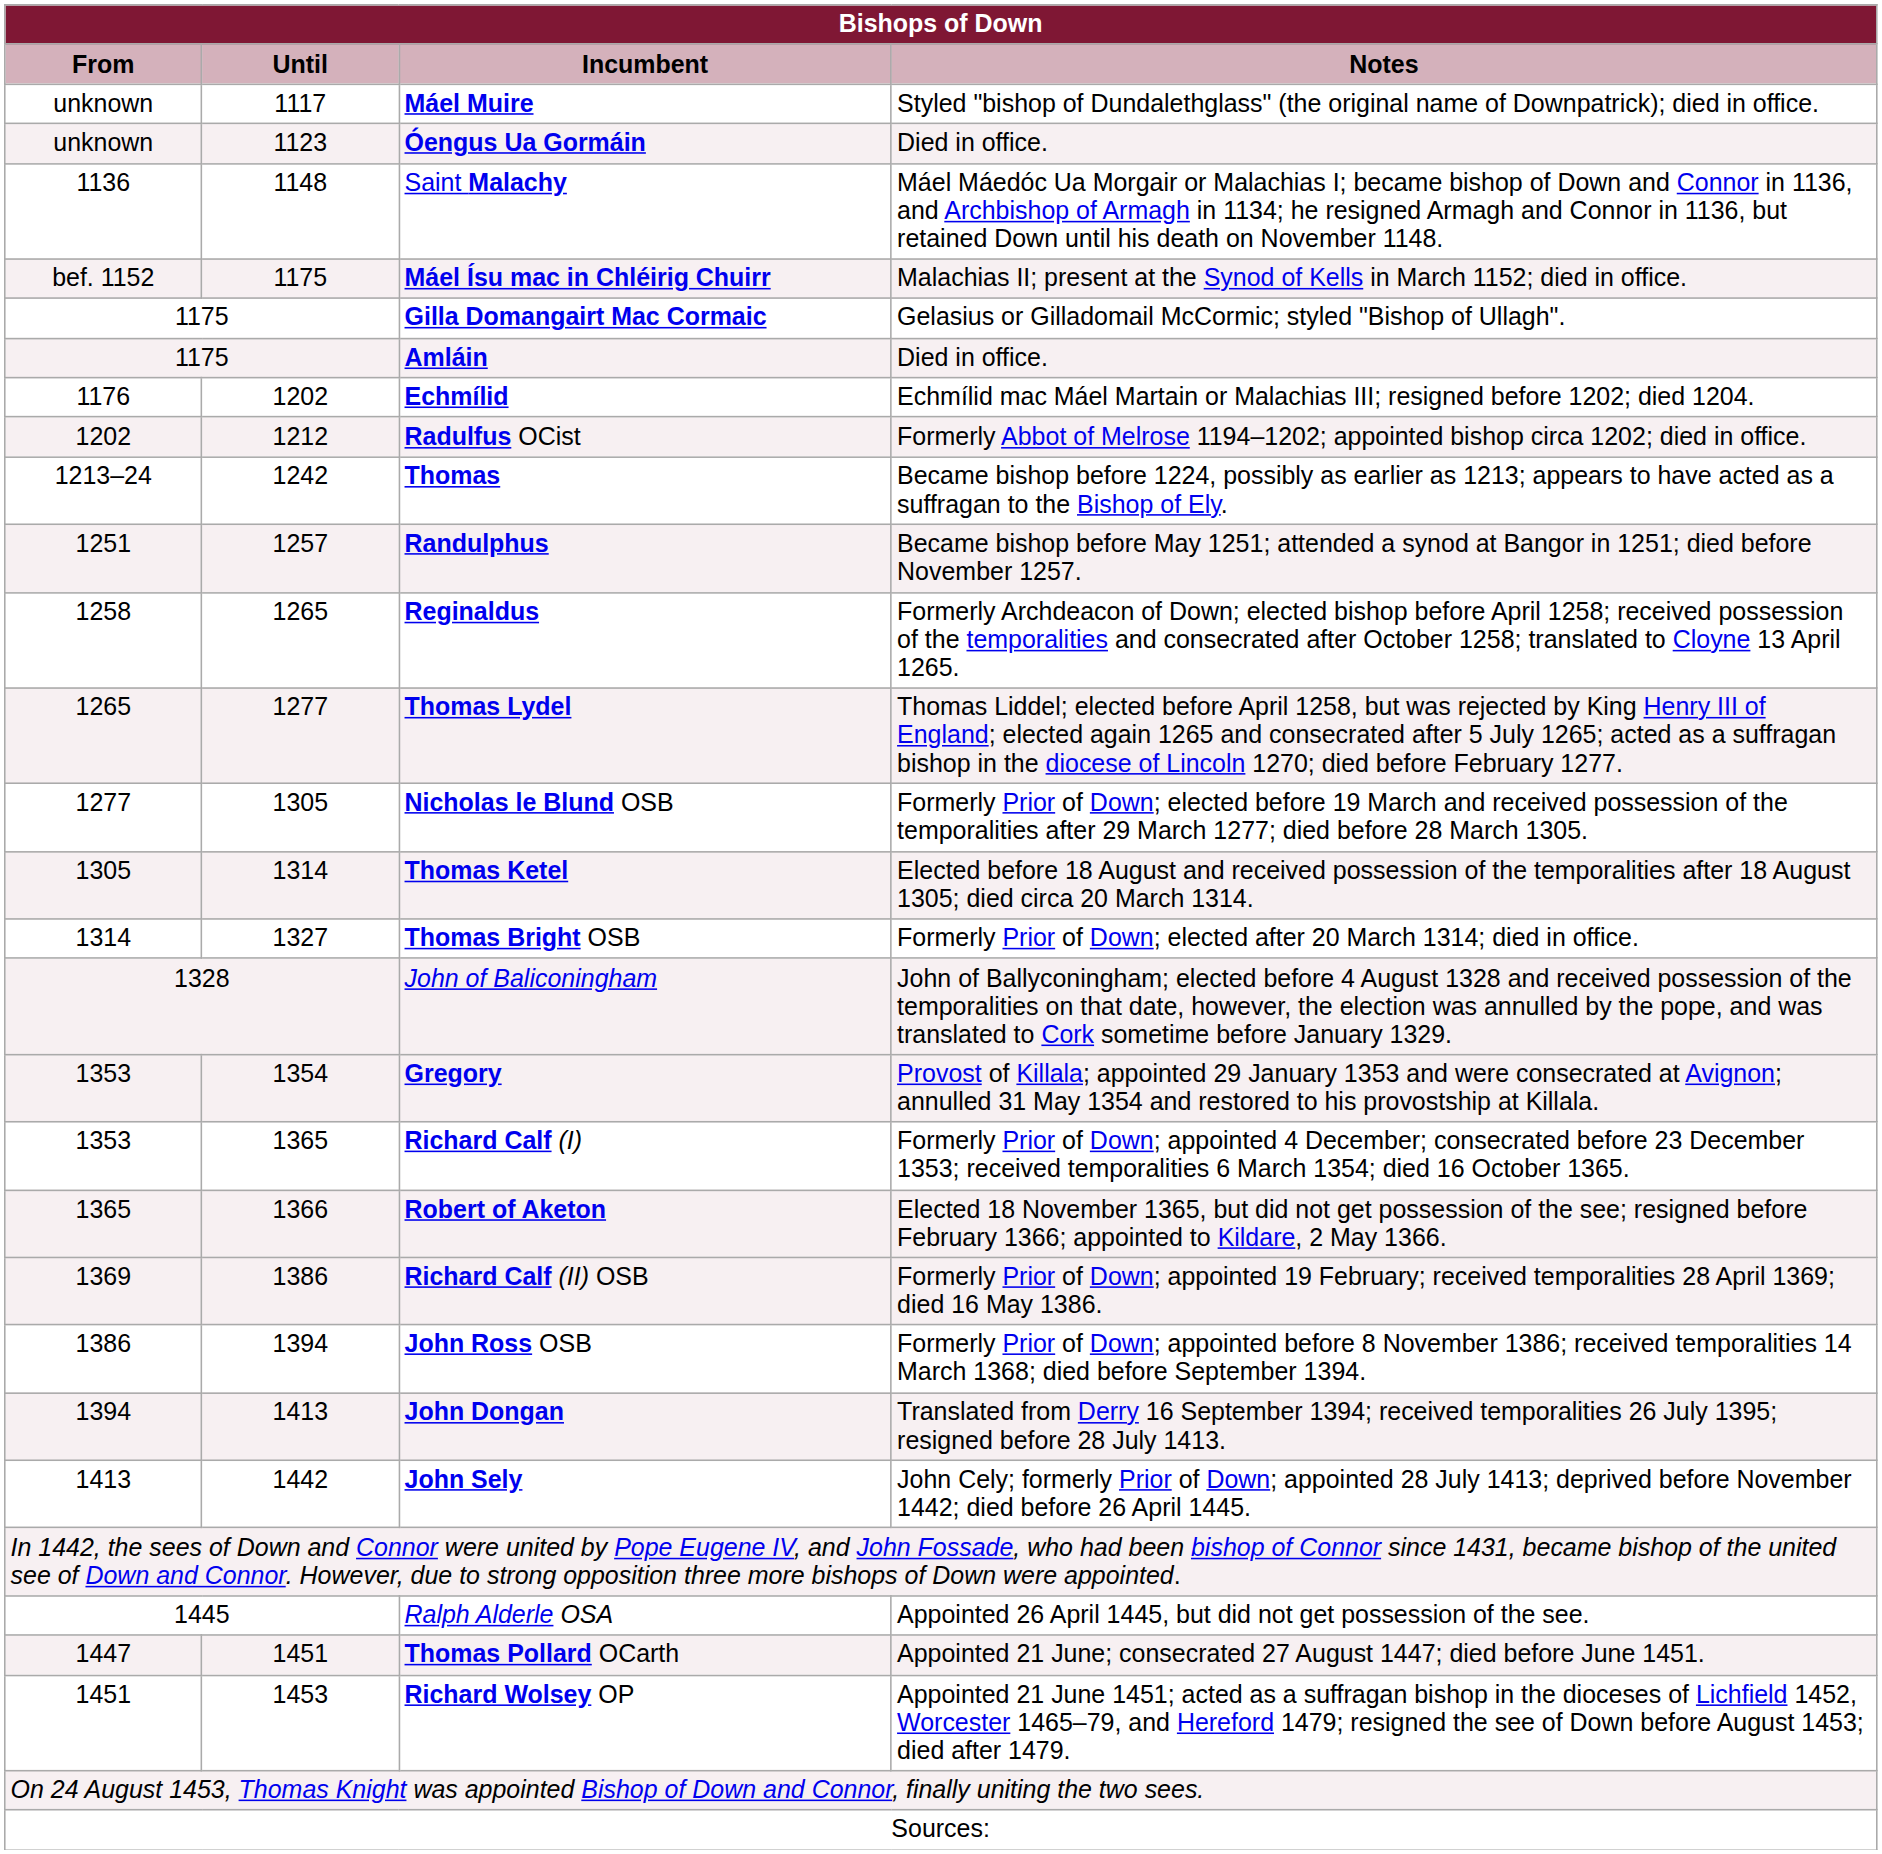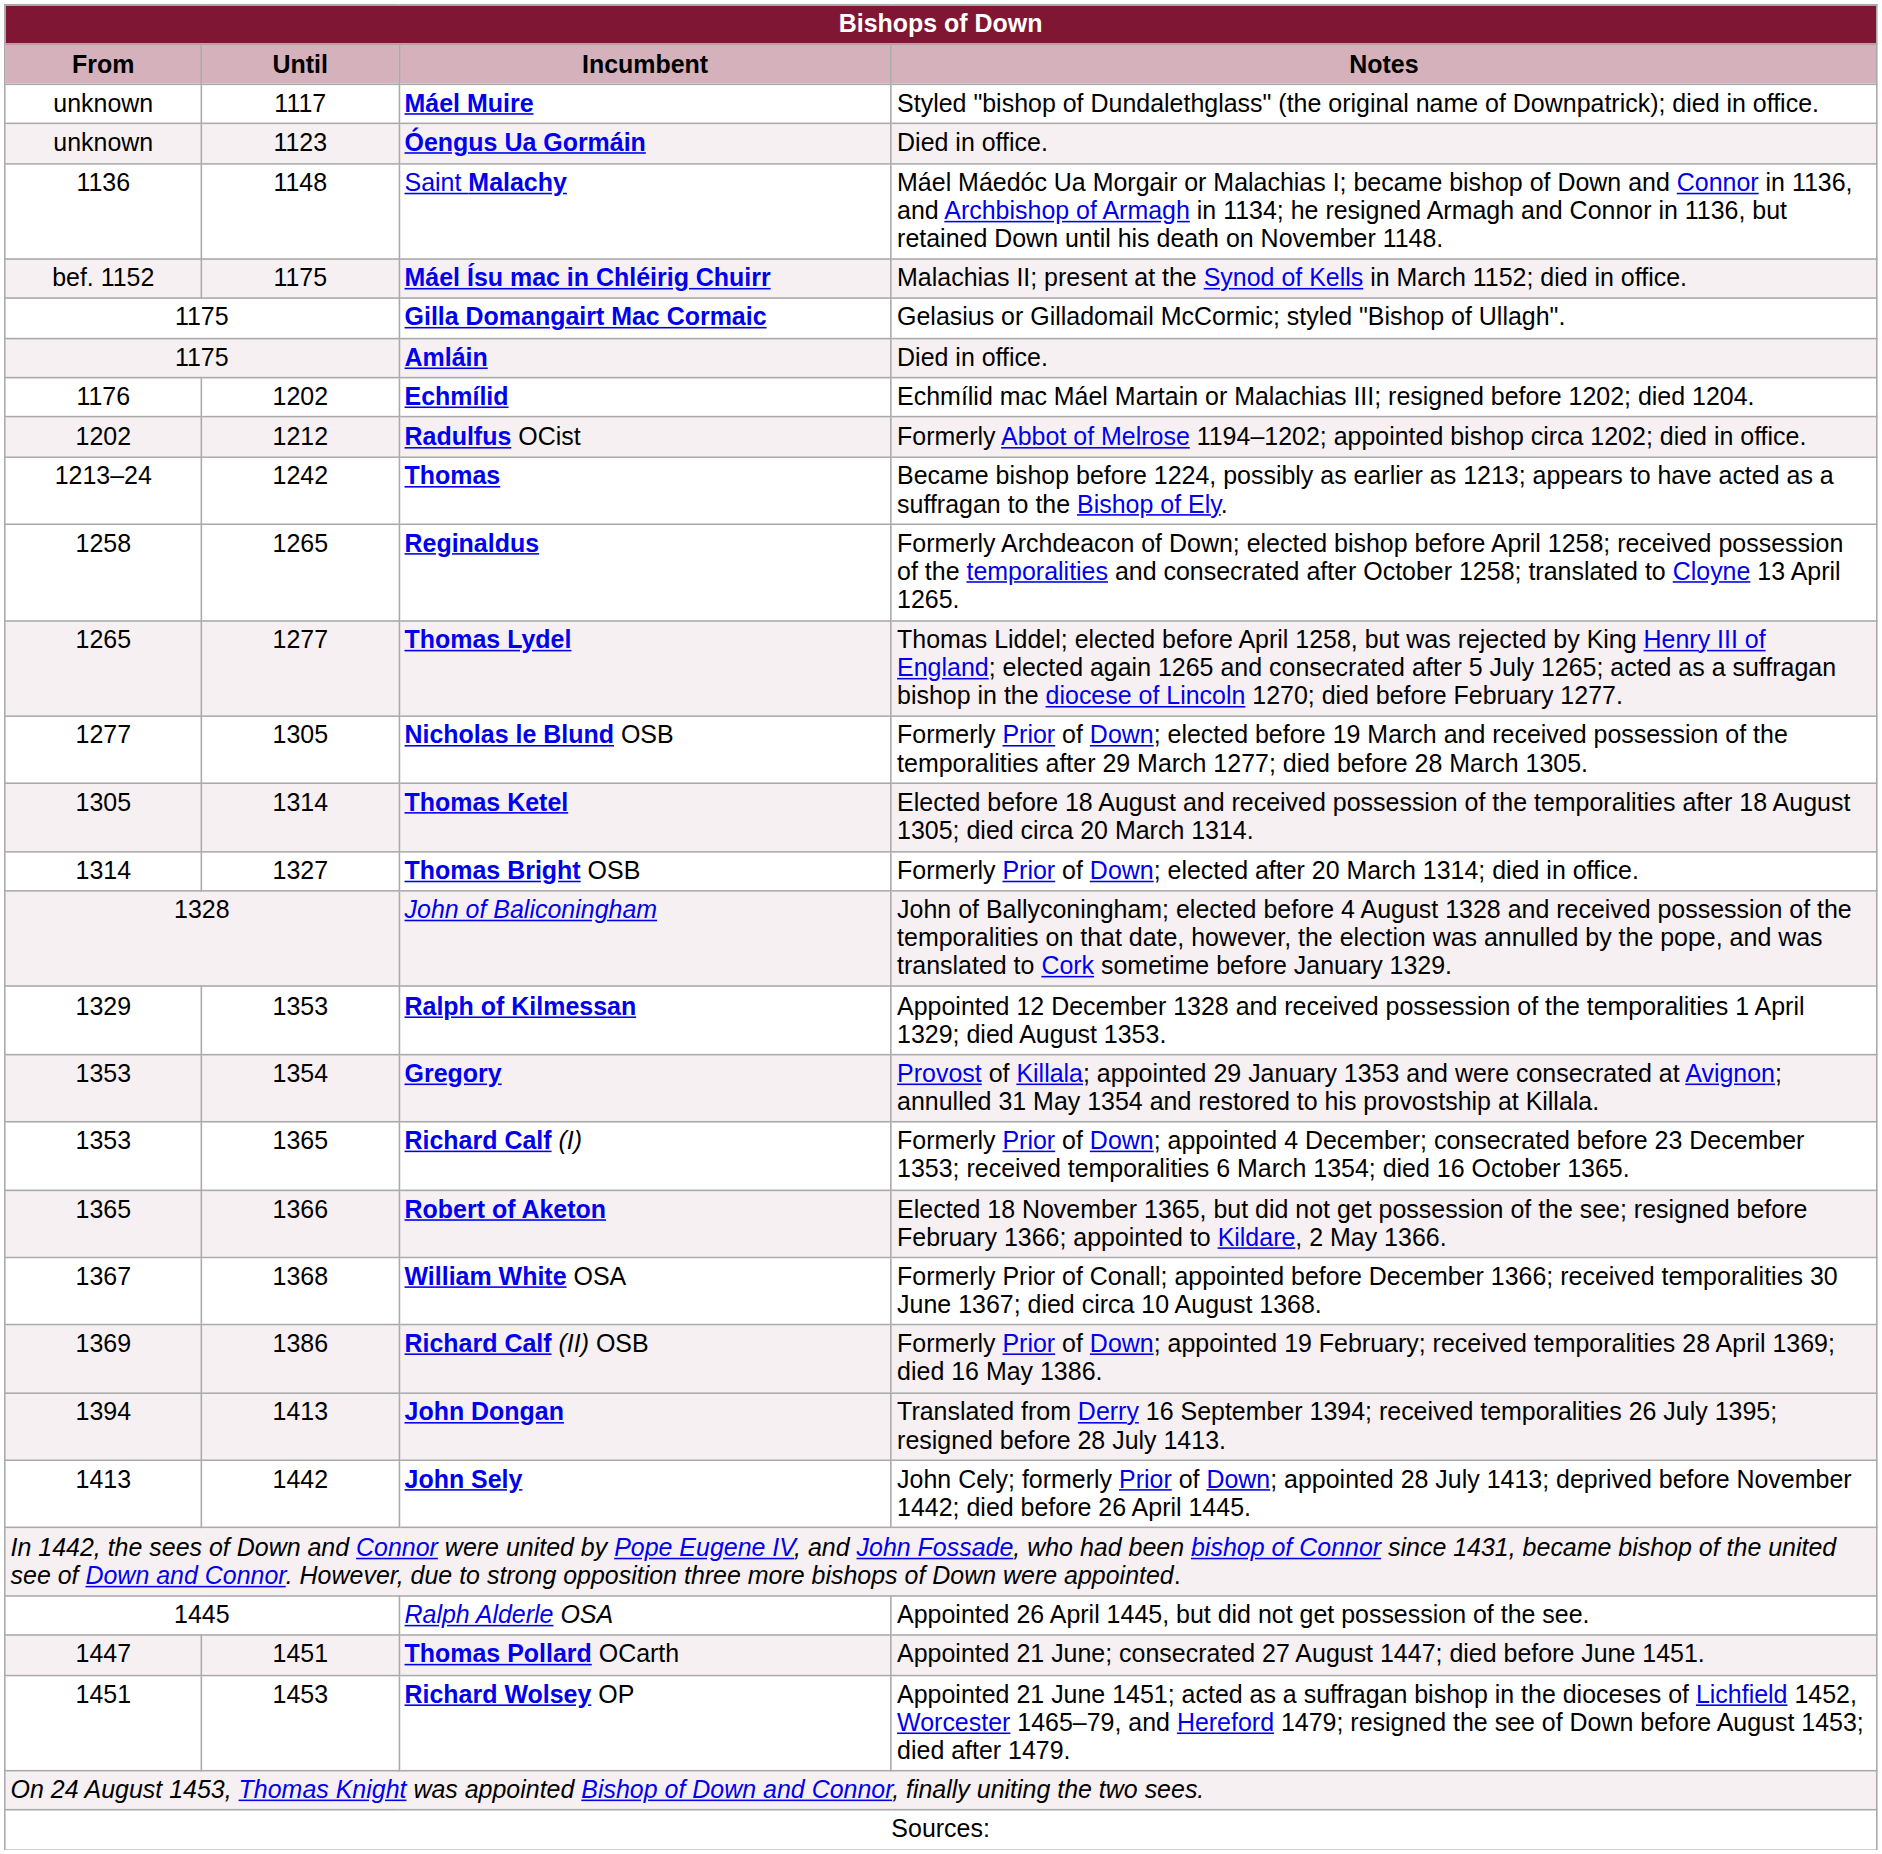- row: (477, 543)
+ row: (520, 1006)
+ row: (515, 1276)
- row: (498, 1344)
